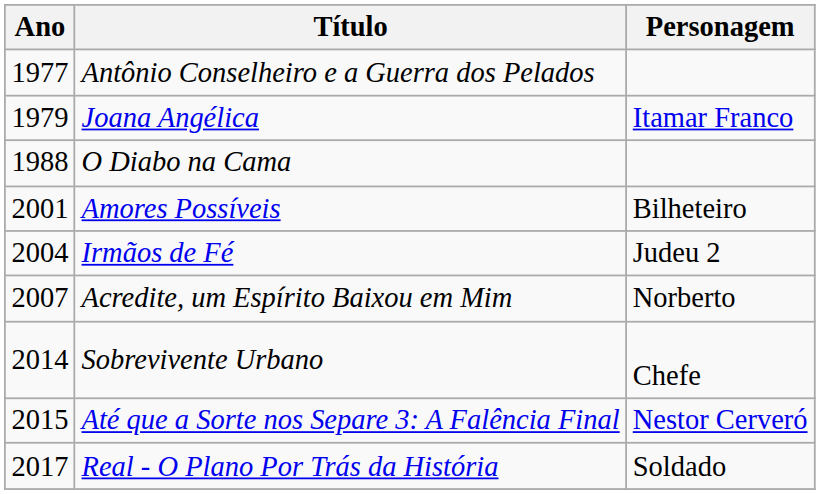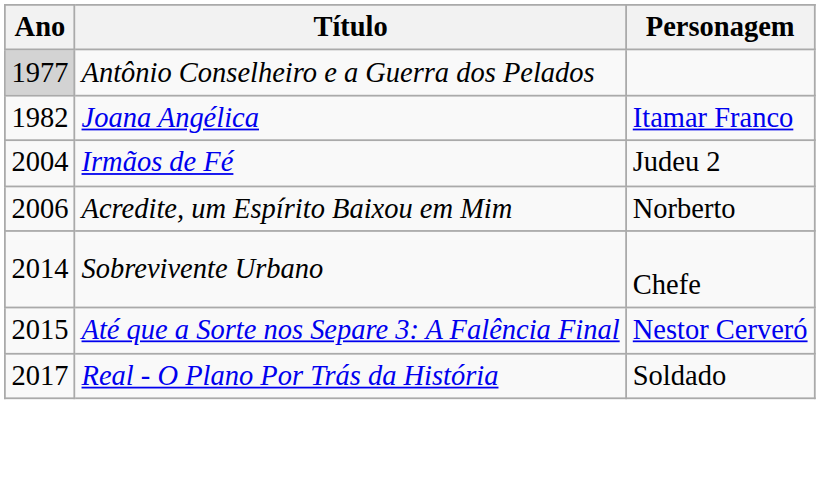(40, 72) no background -> (40, 72) lightgrey background
(40, 117) 1979 -> (40, 117) 1982
- row: (186, 162)
- row: (181, 207)
(40, 298) 2007 -> (40, 207) 2006
